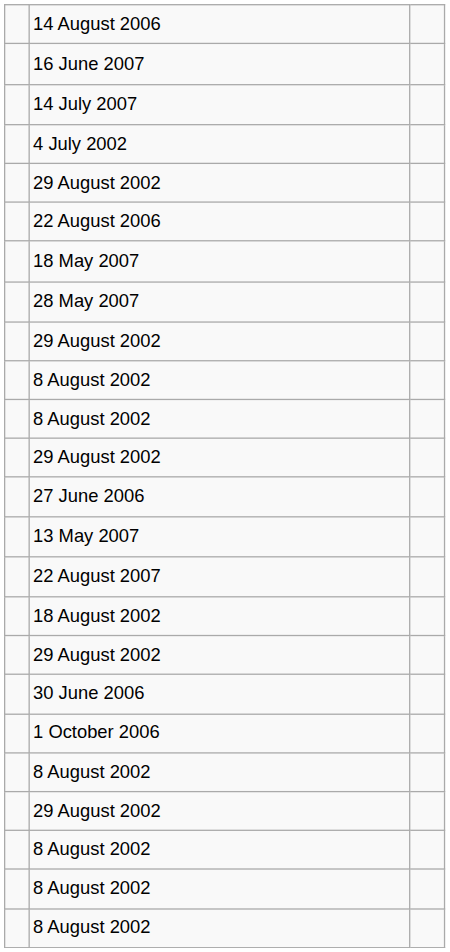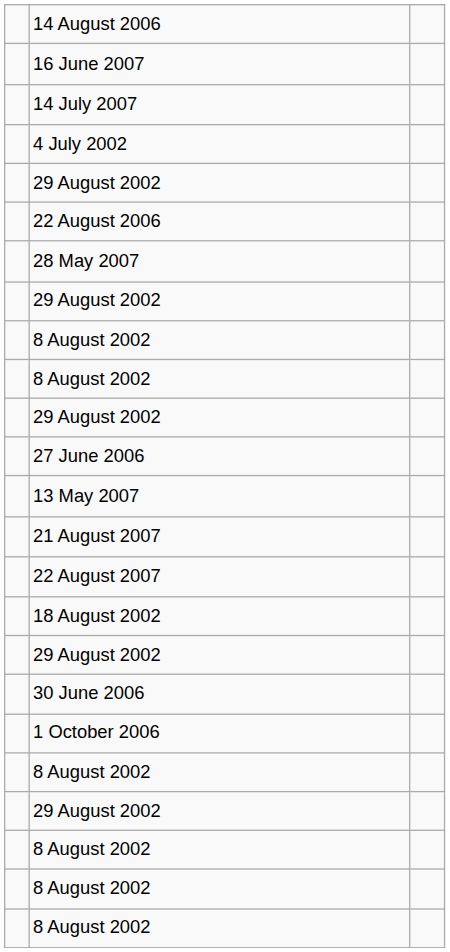- row: (17, 261)
+ row: (17, 537)
